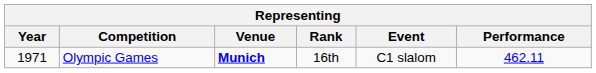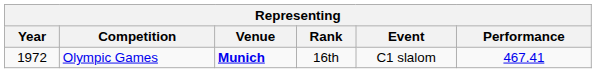(32, 58) 1971 -> (32, 58) 1972
(524, 58) 462.11 -> (524, 58) 467.41
